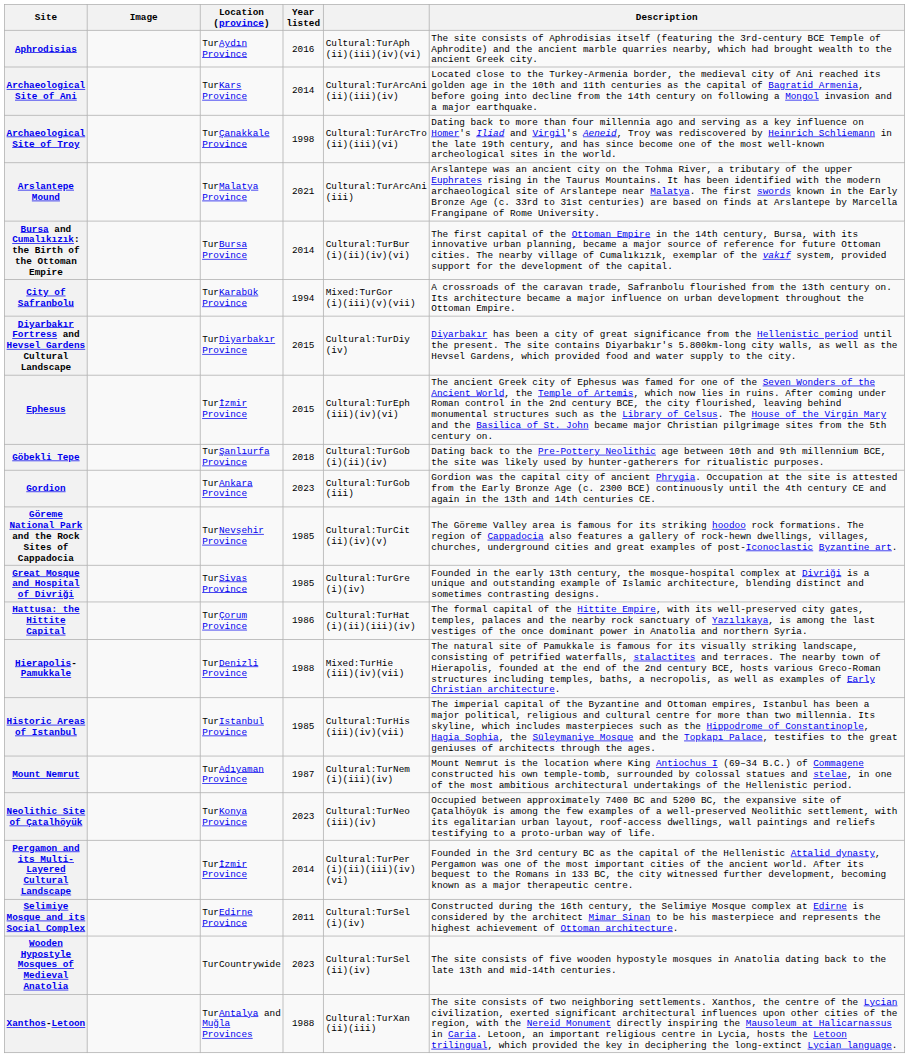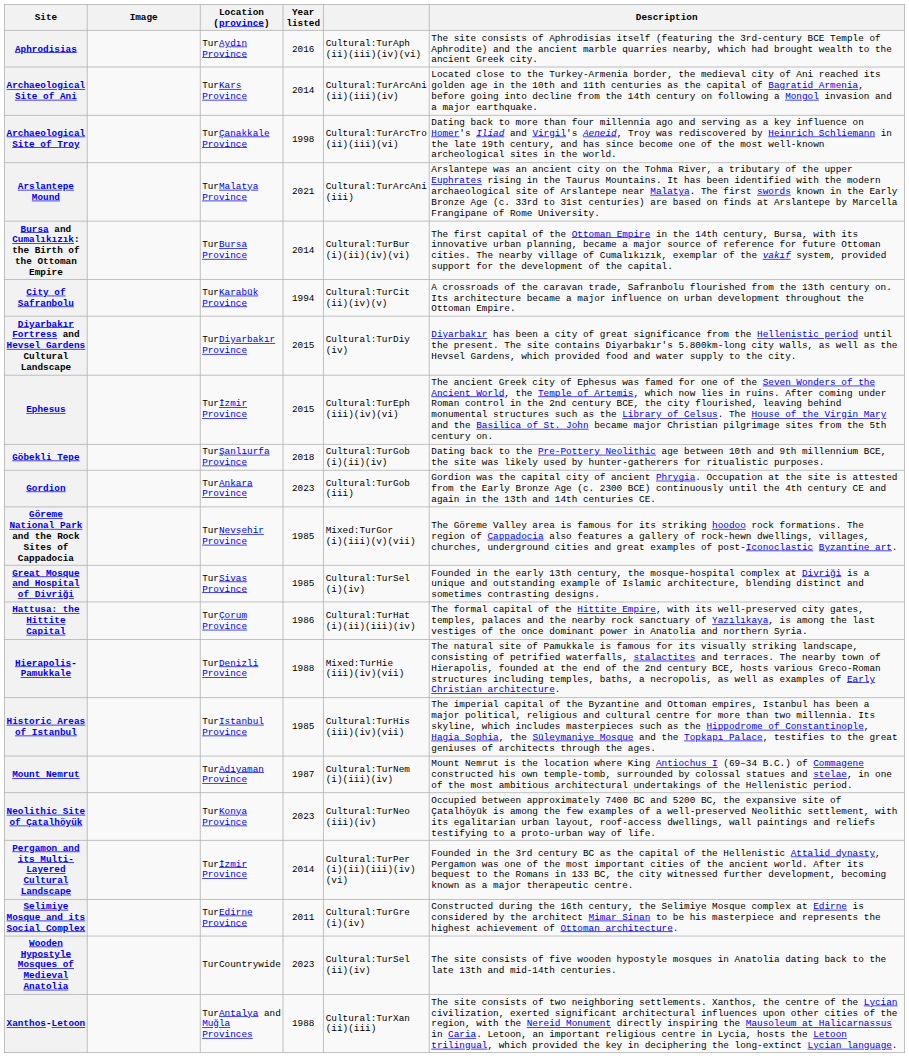(371, 298) Mixed:TurGor (i)(iii)(v)(vii) -> (368, 298) Cultural:TurCit (ii)(iv)(v)
(368, 536) Cultural:TurCit (ii)(iv)(v) -> (371, 536) Mixed:TurGor (i)(iii)(v)(vii)
(368, 584) Cultural:TurGre (i)(iv) -> (368, 584) Cultural:TurSel (i)(iv)
(368, 917) Cultural:TurSel (i)(iv) -> (368, 917) Cultural:TurGre (i)(iv)
